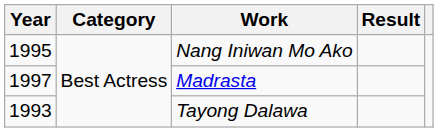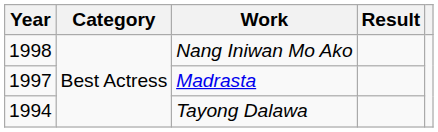(30, 50) 1995 -> (30, 50) 1998
(30, 111) 1993 -> (30, 111) 1994
